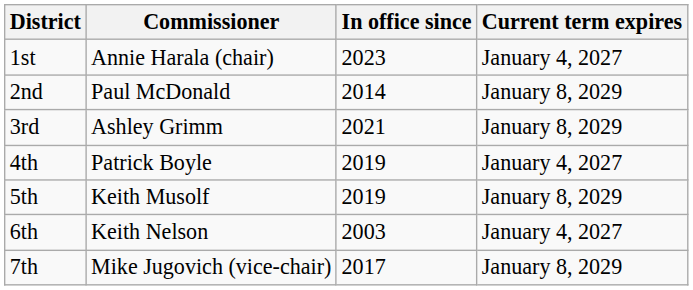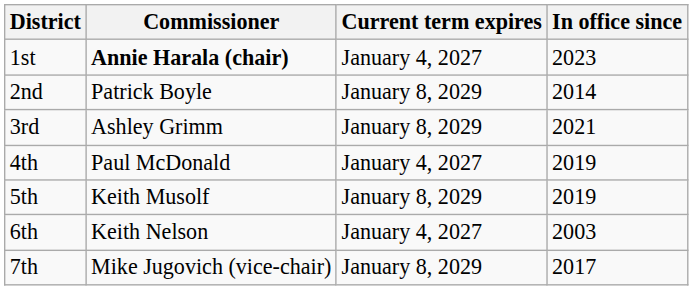columns swapped: (407, 22) <-> (582, 22)
(182, 57) normal -> (190, 57) bold
(161, 92) Paul McDonald -> (151, 92) Patrick Boyle
(151, 162) Patrick Boyle -> (161, 162) Paul McDonald
